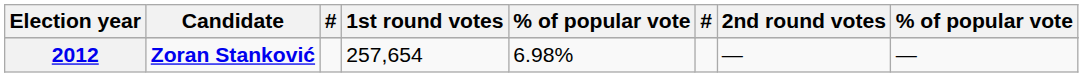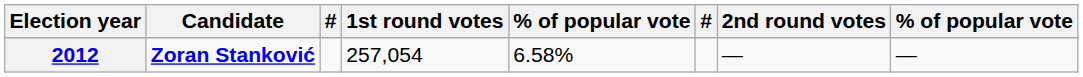(384, 54) 257,654 -> (384, 54) 257,054
(543, 54) 6.98% -> (543, 54) 6.58%
